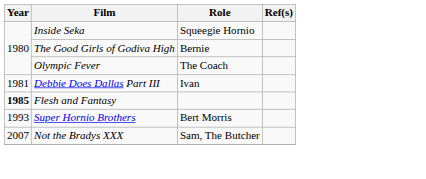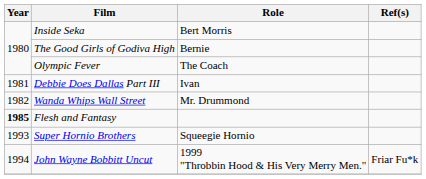(217, 30) Squeegie Hornio -> (206, 30) Bert Morris
+ row: (90, 100)
(206, 118) Bert Morris -> (217, 135) Squeegie Hornio
+ row: (93, 159)
- row: (79, 135)
